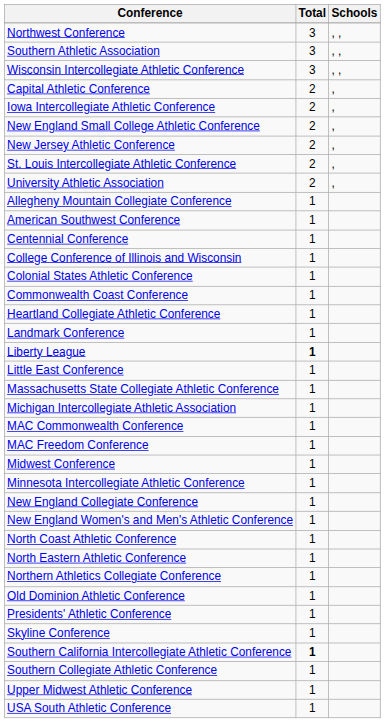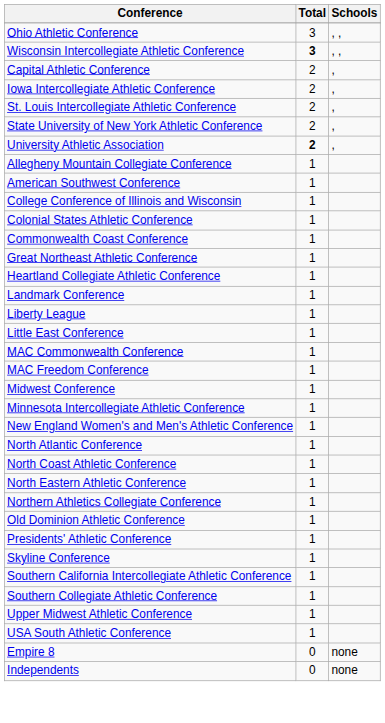- row: (66, 32)
+ row: (73, 32)
- row: (83, 51)
(312, 70) normal -> (312, 51) bold
- row: (133, 126)
- row: (91, 145)
+ row: (135, 126)
(312, 182) normal -> (312, 145) bold
- row: (68, 239)
+ row: (102, 257)
(312, 351) bold -> (312, 314) normal
- row: (143, 389)
- row: (122, 408)
- row: (103, 502)
+ row: (75, 445)
(312, 652) bold -> (312, 577) normal
+ row: (31, 652)
+ row: (43, 671)
